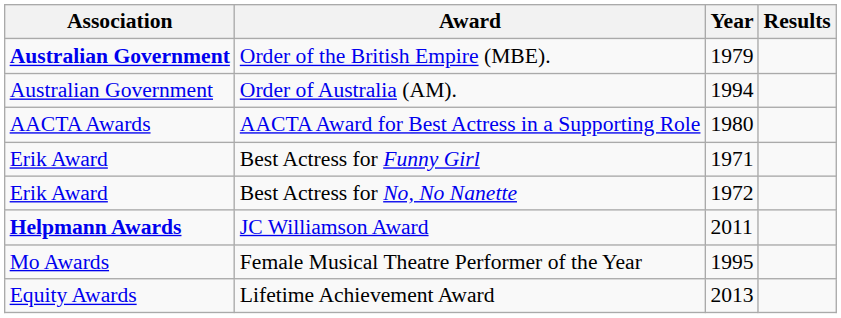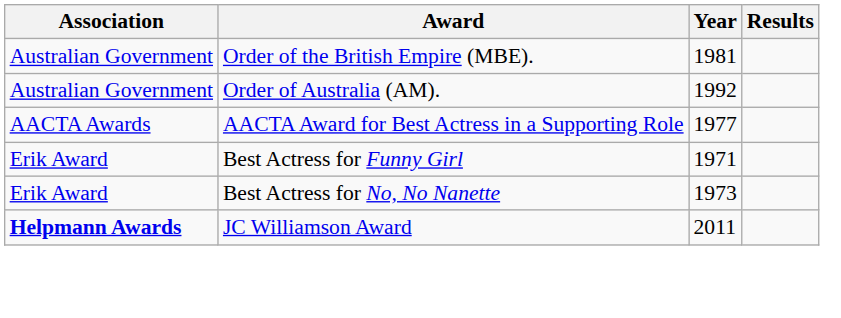(120, 55) bold -> (111, 55) normal
(732, 55) 1979 -> (715, 55) 1981
(732, 90) 1994 -> (715, 90) 1992
(732, 124) 1980 -> (715, 124) 1977
(732, 192) 1972 -> (715, 192) 1973
- row: (441, 261)
- row: (367, 295)
